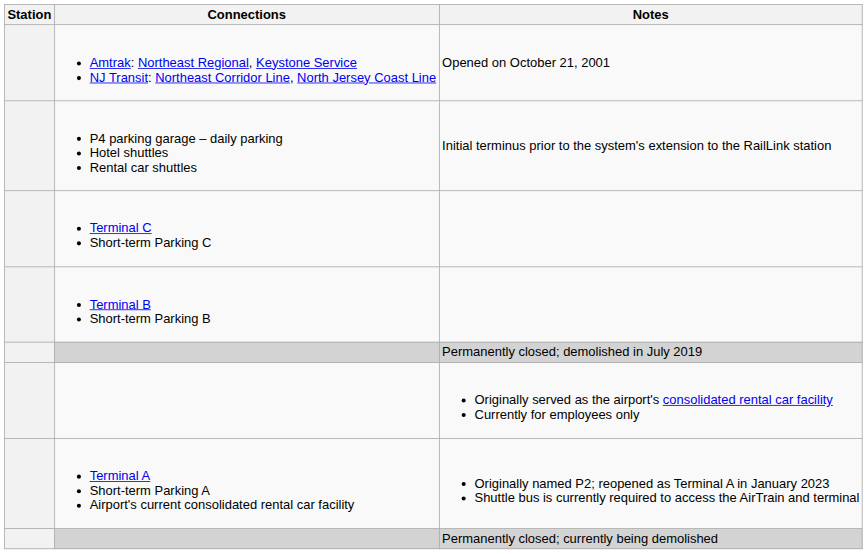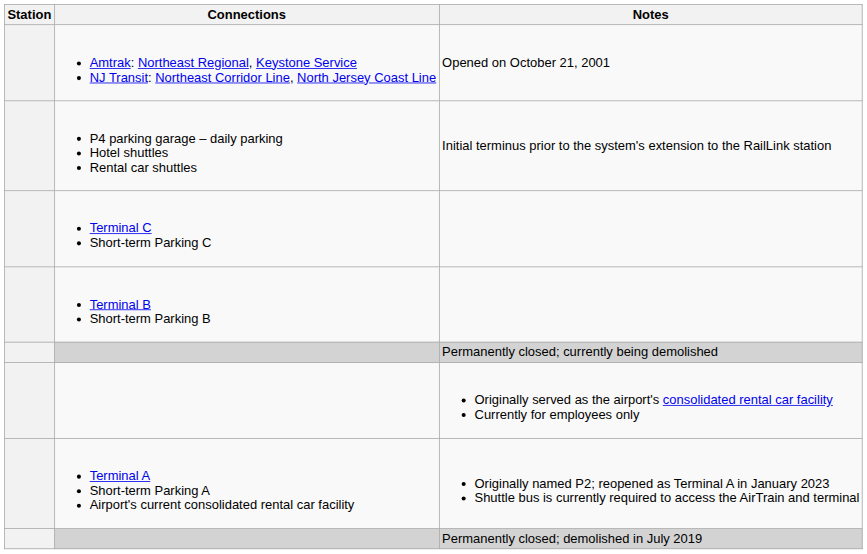rows swapped: (247, 539) <-> (247, 352)
